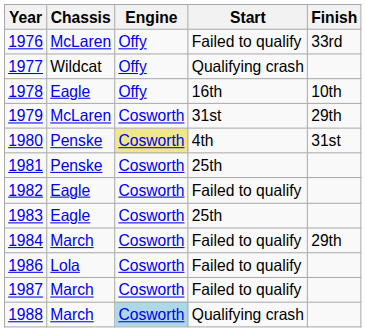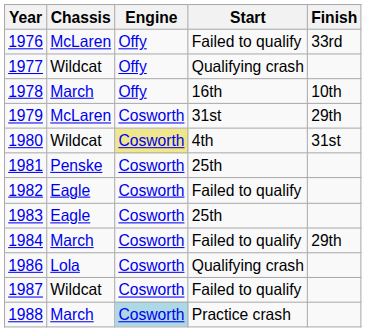(70, 91) Eagle -> (72, 91) March
(76, 141) Penske -> (76, 141) Wildcat
(247, 265) Failed to qualify -> (248, 265) Qualifying crash
(72, 290) March -> (76, 290) Wildcat
(248, 315) Qualifying crash -> (241, 315) Practice crash
